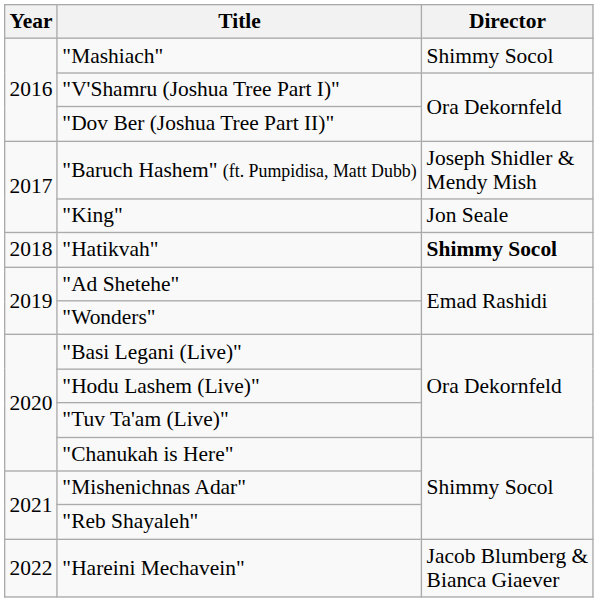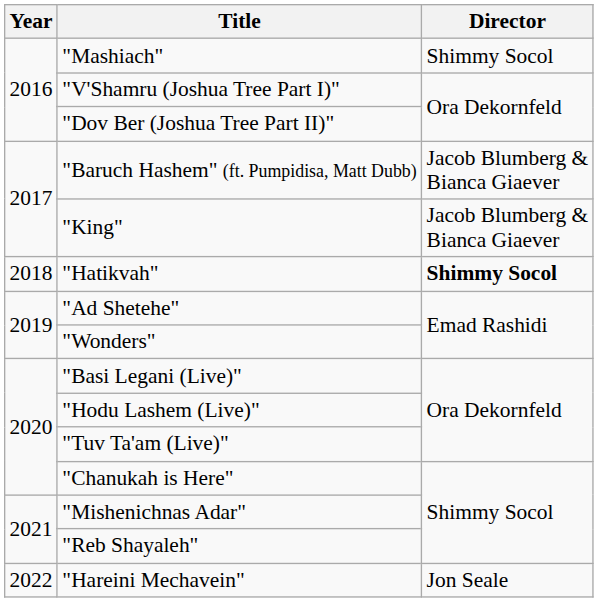(500, 169) Joseph Shidler & Mendy Mish -> (507, 169) Jacob Blumberg & Bianca Giaever
(467, 215) Jon Seale -> (507, 227) Jacob Blumberg & Bianca Giaever
(507, 567) Jacob Blumberg & Bianca Giaever -> (467, 579) Jon Seale
